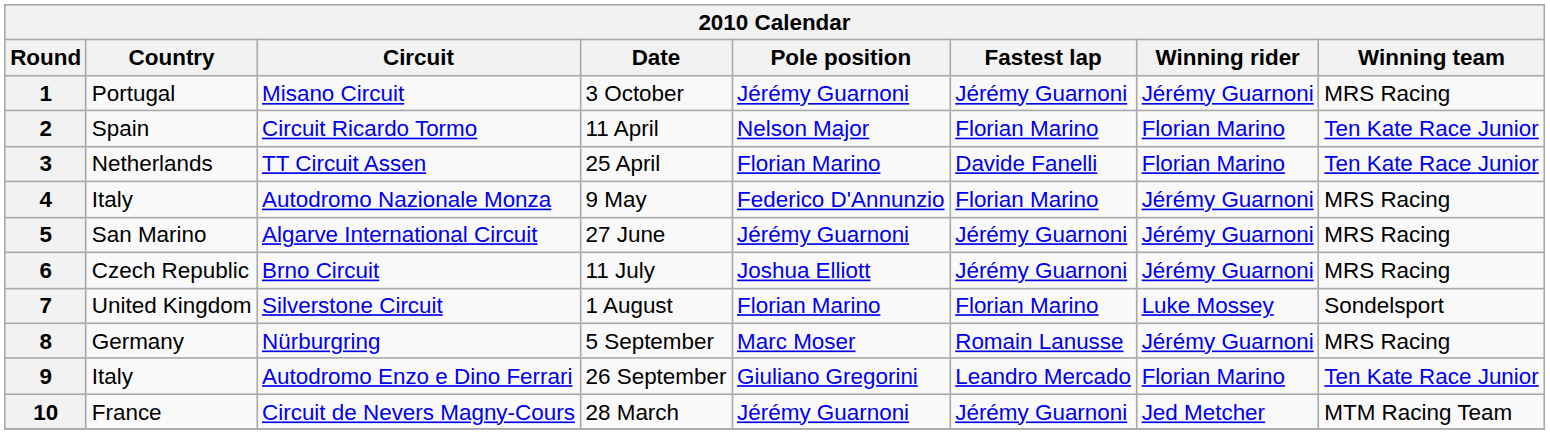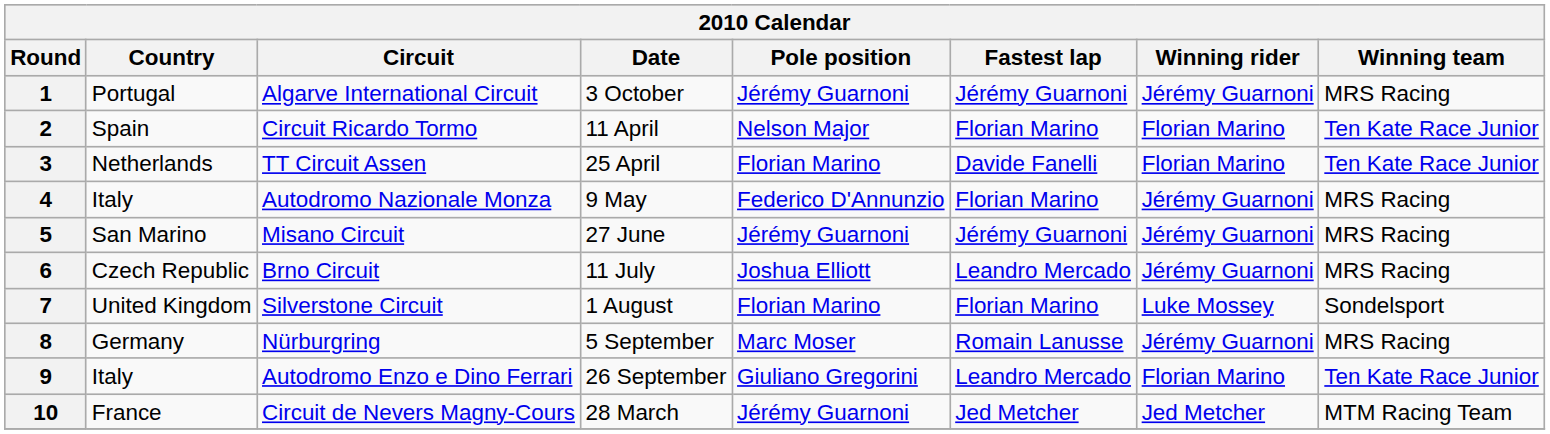(333, 93) Misano Circuit -> (400, 93) Algarve International Circuit
(400, 234) Algarve International Circuit -> (333, 234) Misano Circuit
(1041, 270) Jérémy Guarnoni -> (1043, 270) Leandro Mercado
(1041, 411) Jérémy Guarnoni -> (1017, 411) Jed Metcher
